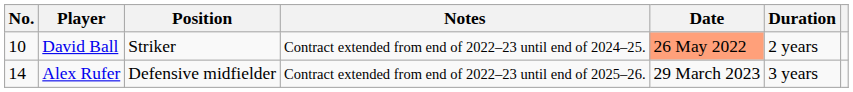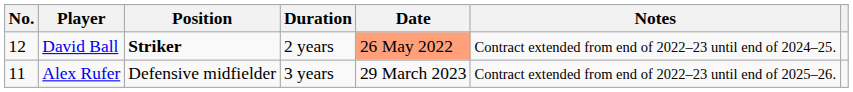columns swapped: (802, 18) <-> (465, 18)
(17, 45) 10 -> (17, 45) 12
(152, 45) normal -> (155, 45) bold
(17, 73) 14 -> (17, 73) 11
